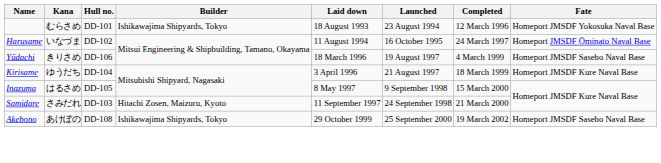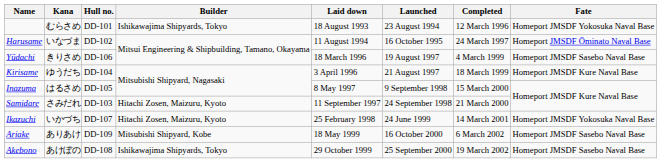+ row: (21, 119)
+ row: (18, 135)
